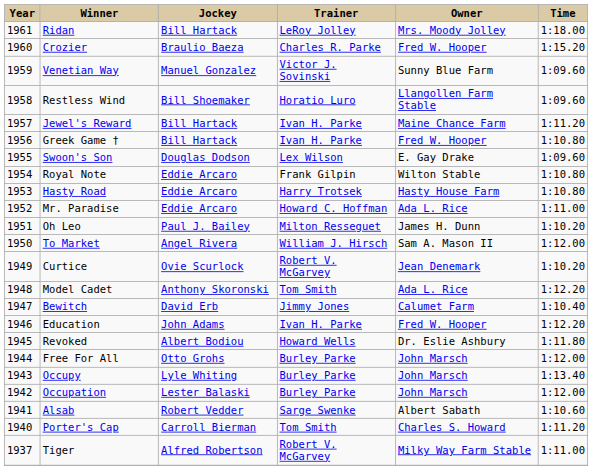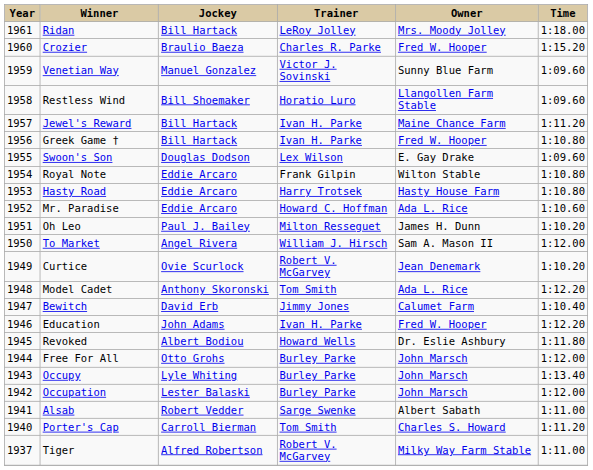(563, 209) 1:11.00 -> (563, 209) 1:10.60
(563, 410) 1:10.60 -> (563, 410) 1:11.00
